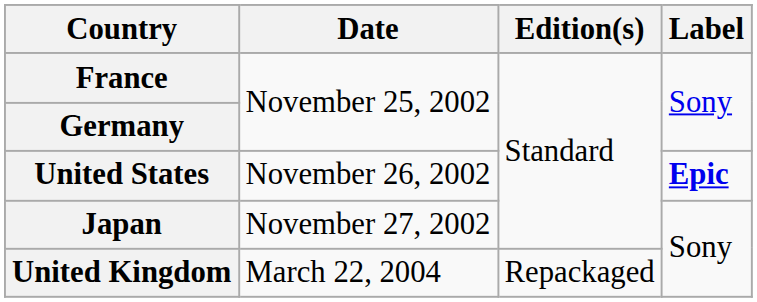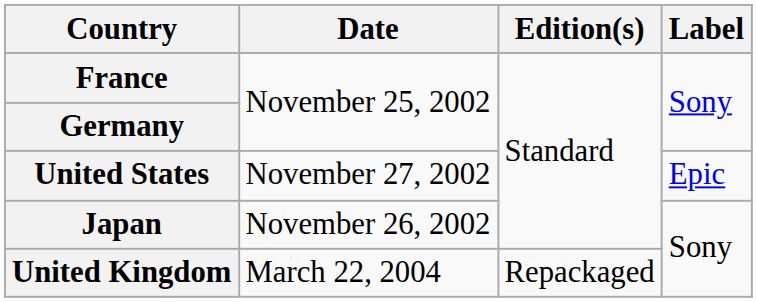(368, 175) November 26, 2002 -> (368, 175) November 27, 2002
(699, 175) bold -> (697, 175) normal
(368, 223) November 27, 2002 -> (368, 223) November 26, 2002
